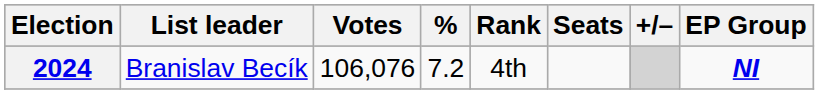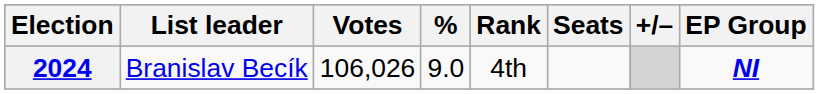(368, 67) 106,076 -> (368, 67) 106,026
(446, 67) 7.2 -> (446, 67) 9.0
